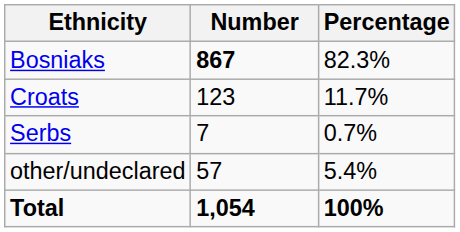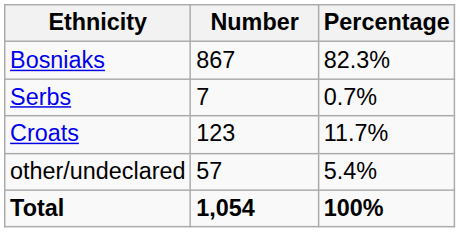(216, 60) bold -> (216, 60) normal
rows swapped: (45, 97) <-> (41, 134)
